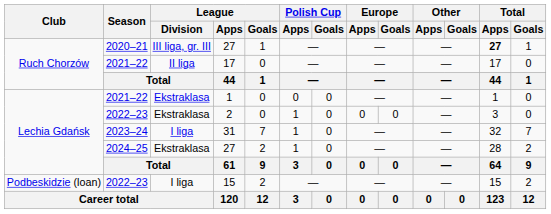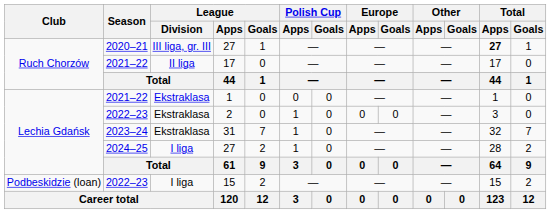(182, 132) I liga -> (182, 132) Ekstraklasa
(182, 149) Ekstraklasa -> (182, 149) I liga
